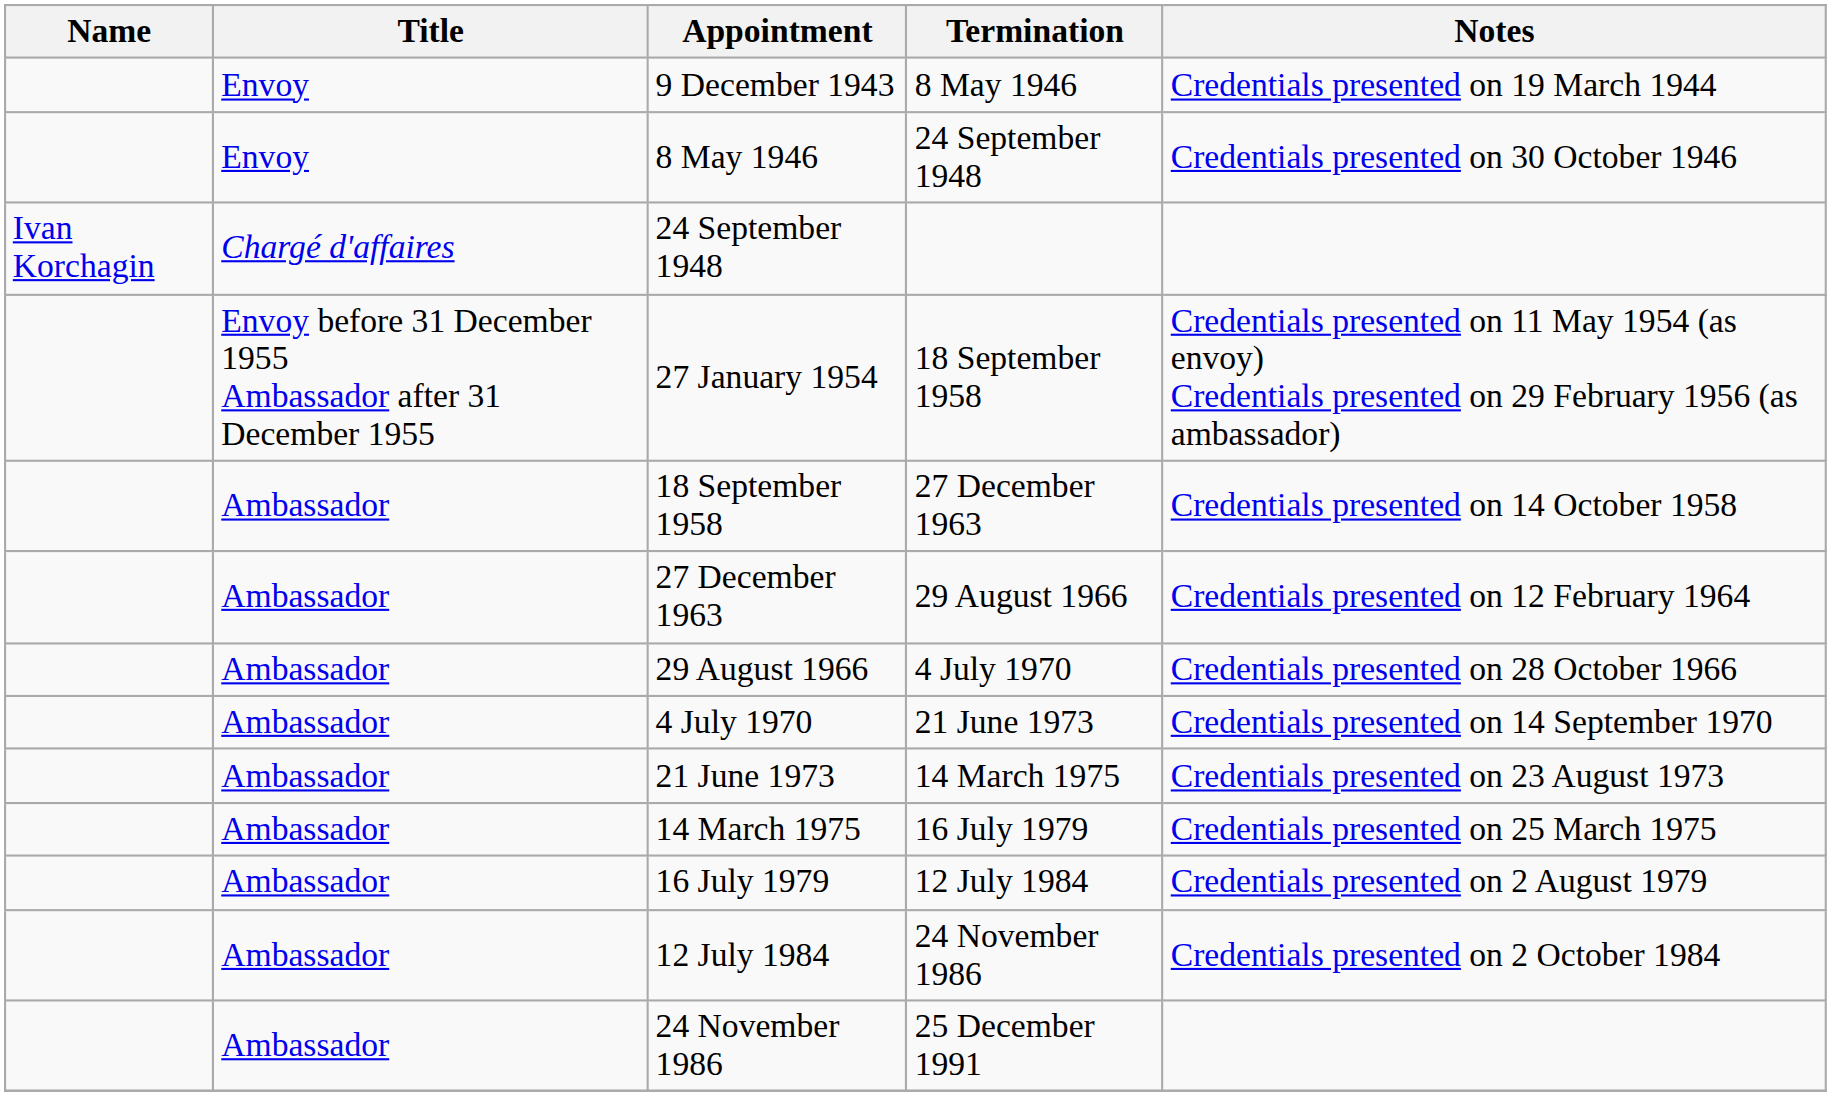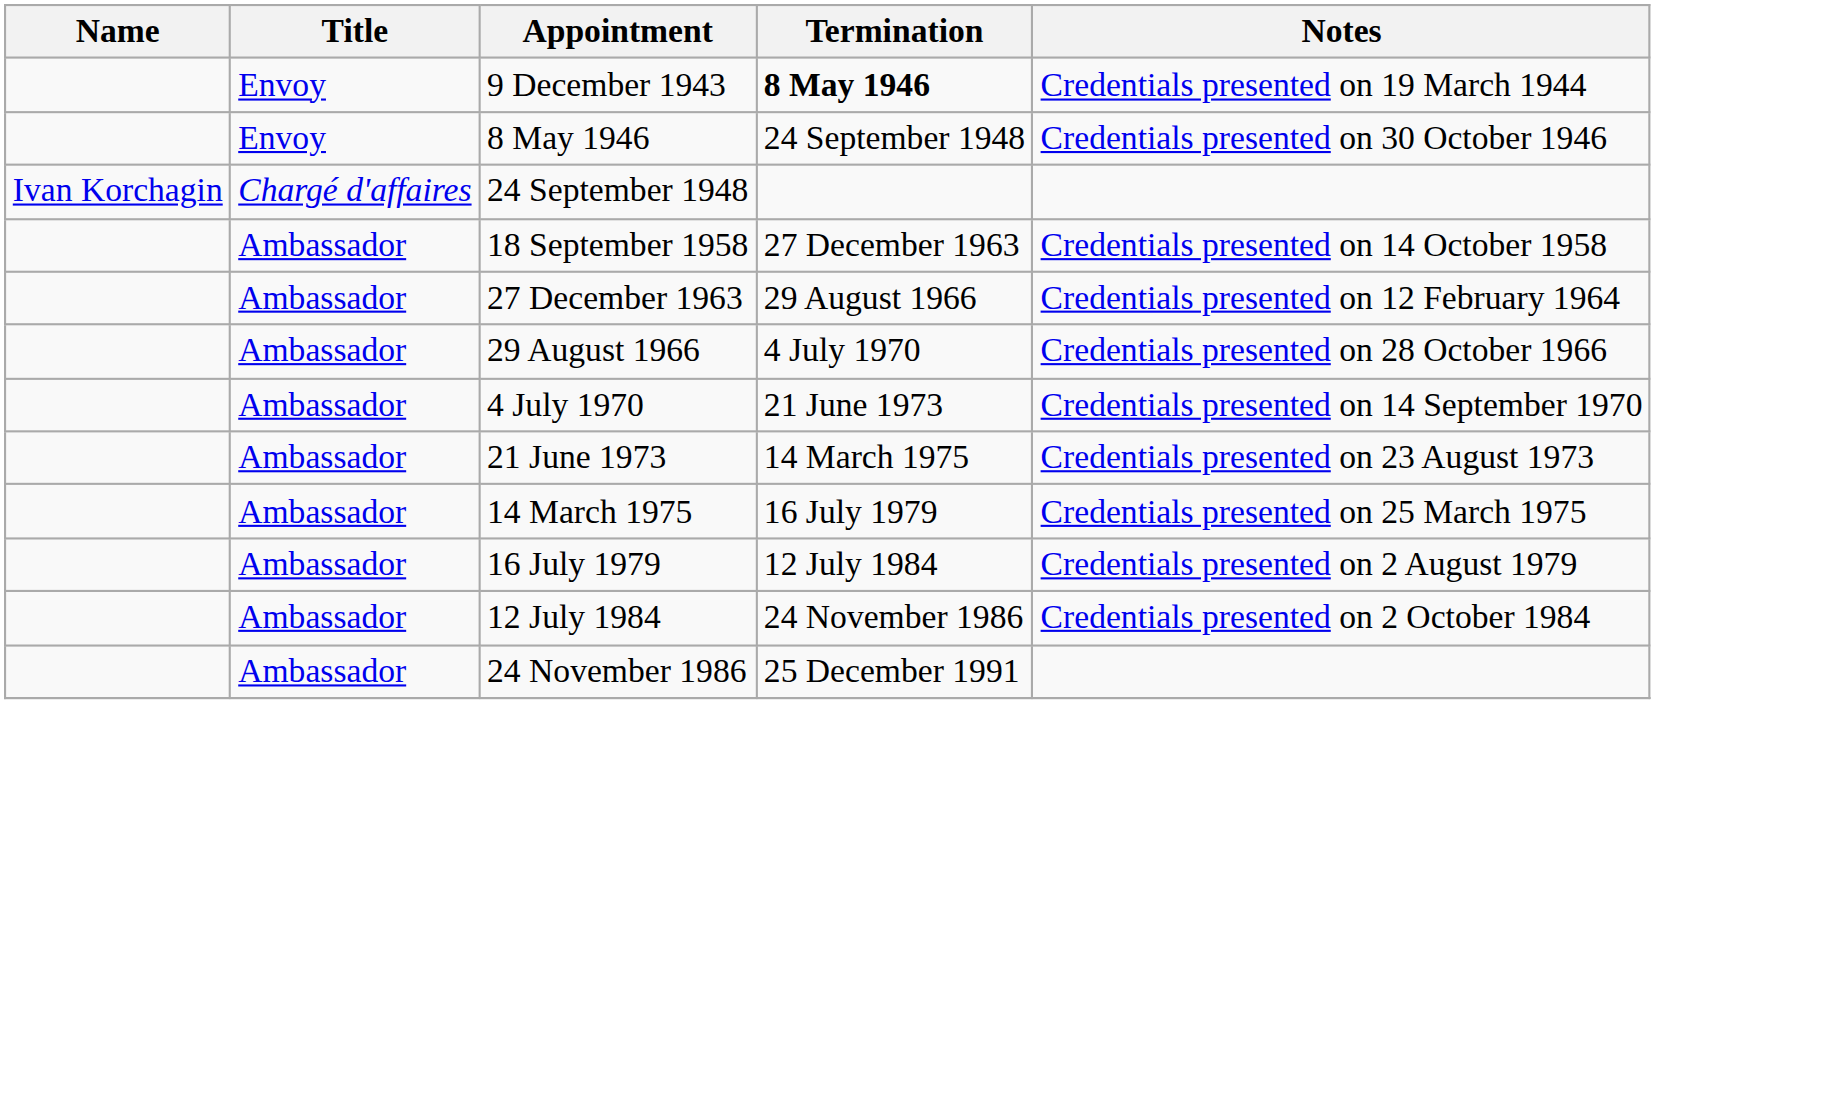(996, 84) normal -> (847, 84) bold
- row: (767, 376)
